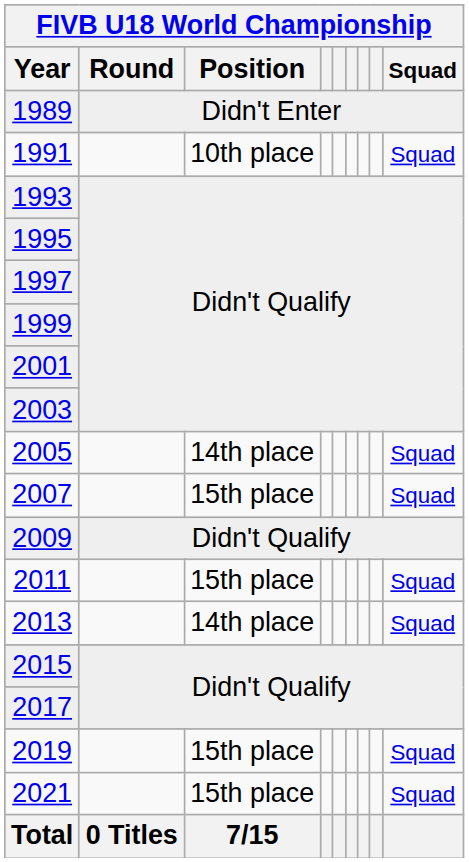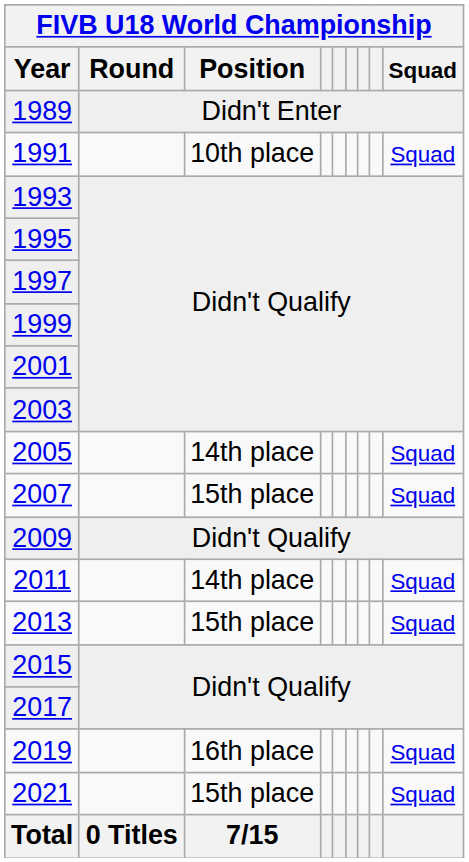(252, 580) 15th place -> (252, 580) 14th place
(252, 622) 14th place -> (252, 622) 15th place
(252, 750) 15th place -> (252, 750) 16th place
